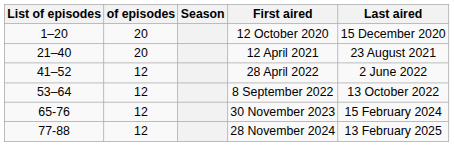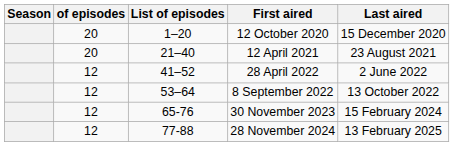columns swapped: (203, 14) <-> (54, 14)
